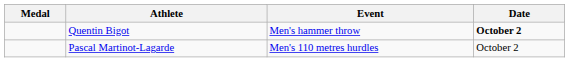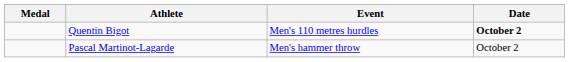(315, 31) Men's hammer throw -> (324, 31) Men's 110 metres hurdles
(324, 48) Men's 110 metres hurdles -> (315, 48) Men's hammer throw
